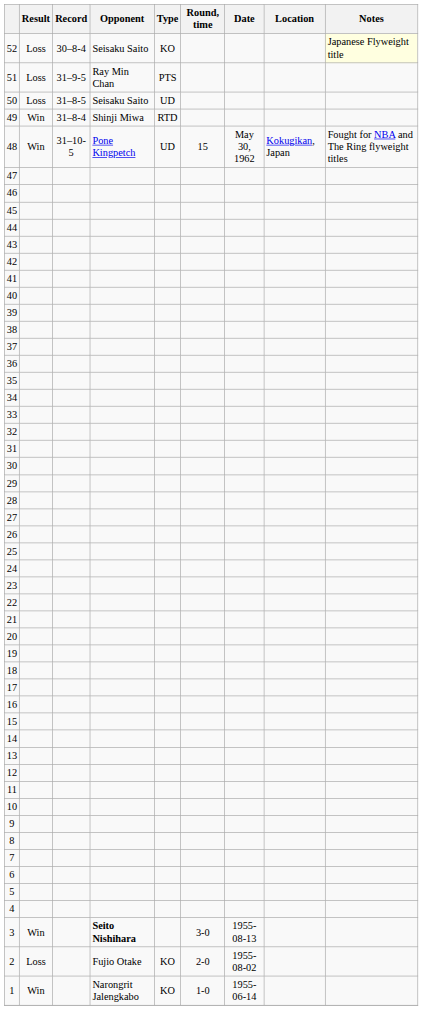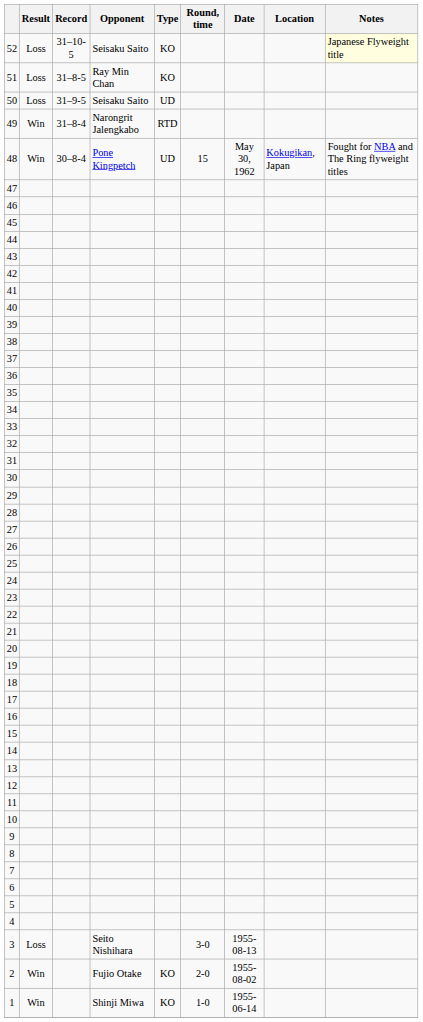(71, 48) 30–8-4 -> (71, 48) 31–10-5
(71, 77) 31–9-5 -> (71, 77) 31–8-5
(168, 77) PTS -> (168, 77) KO
(71, 101) 31–8-5 -> (71, 101) 31–9-5
(118, 118) Shinji Miwa -> (116, 124) Narongrit Jalengkabo
(71, 147) 31–10-5 -> (71, 159) 30–8-4
(36, 932) Win -> (36, 944) Loss
(114, 932) bold -> (112, 944) normal
(36, 961) Loss -> (36, 974) Win
(116, 991) Narongrit Jalengkabo -> (118, 1003) Shinji Miwa
